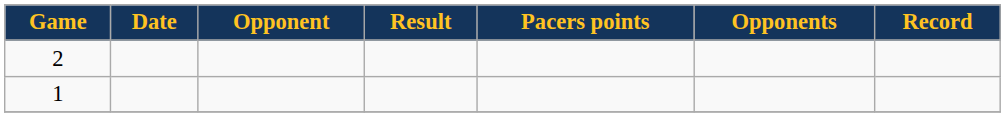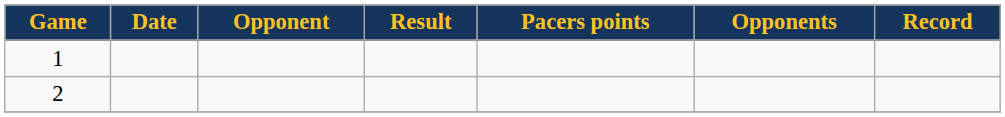rows swapped: (58, 93) <-> (58, 58)
